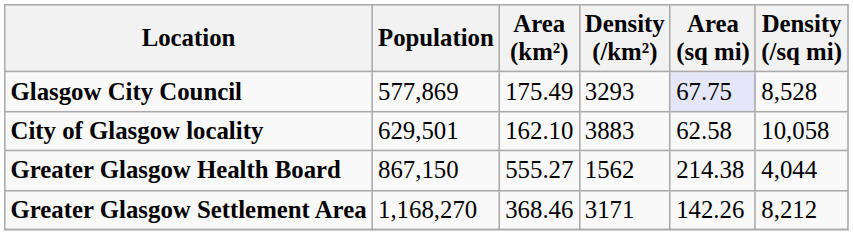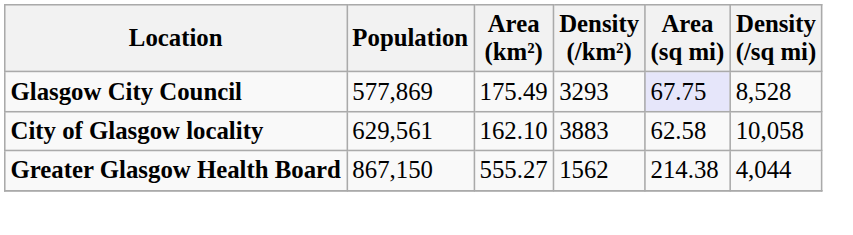(418, 130) 629,501 -> (393, 130) 629,561
- row: (189, 209)
